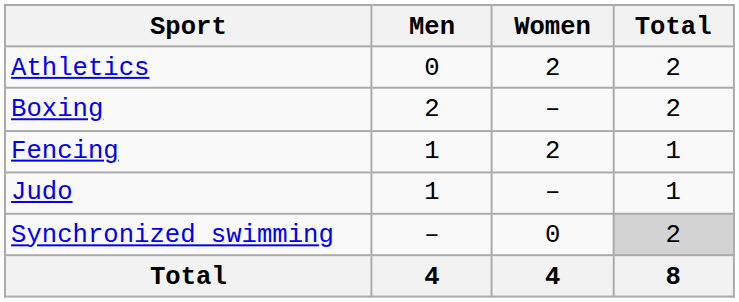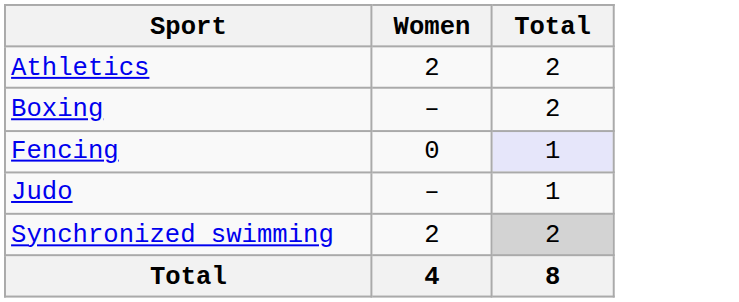- column: (432, 26)
(553, 151) 2 -> (432, 151) 0
(673, 151) no background -> (553, 151) lavender background
(553, 235) 0 -> (432, 235) 2
